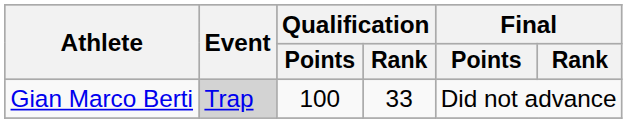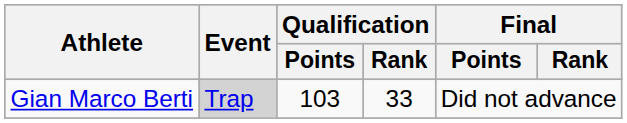(320, 99) 100 -> (320, 99) 103
